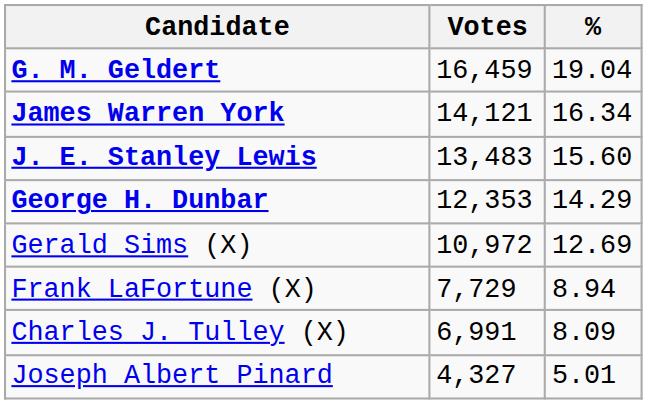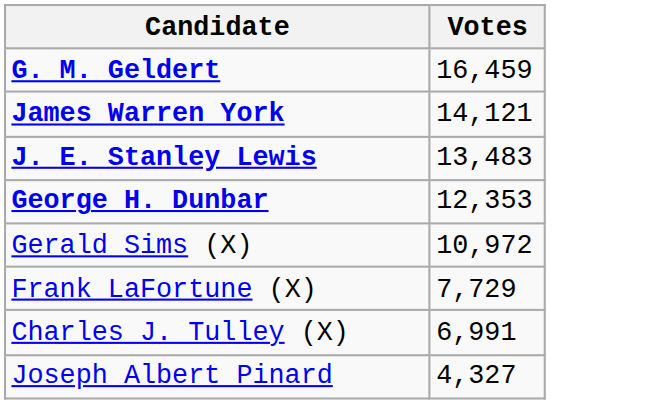- column: (593, 27)
